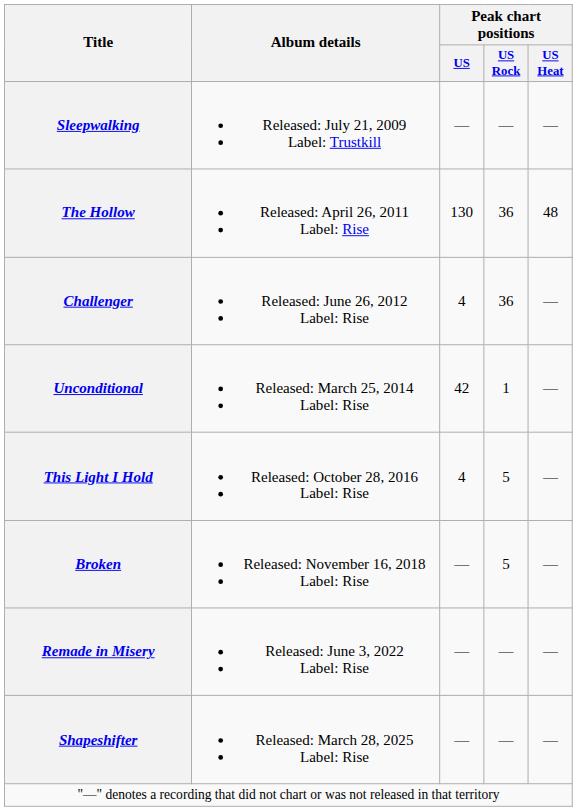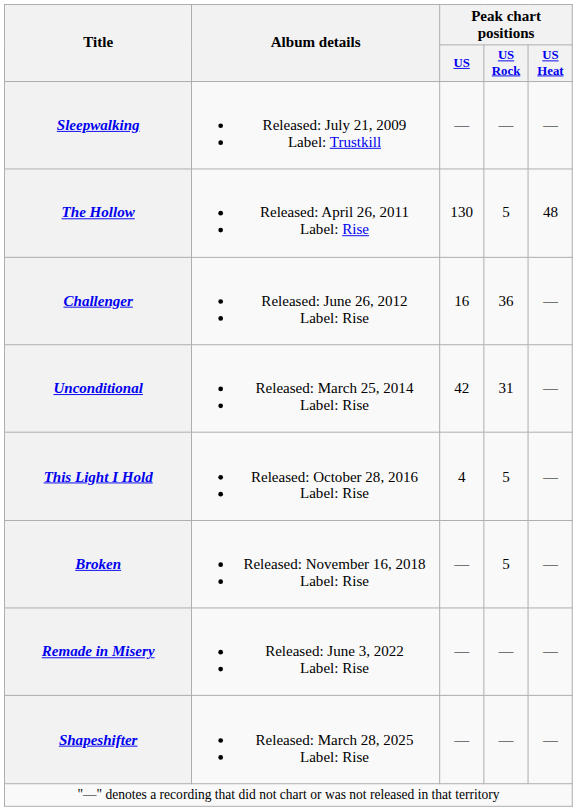(506, 213) 36 -> (506, 213) 5
(462, 300) 4 -> (462, 300) 16
(506, 388) 1 -> (506, 388) 31
